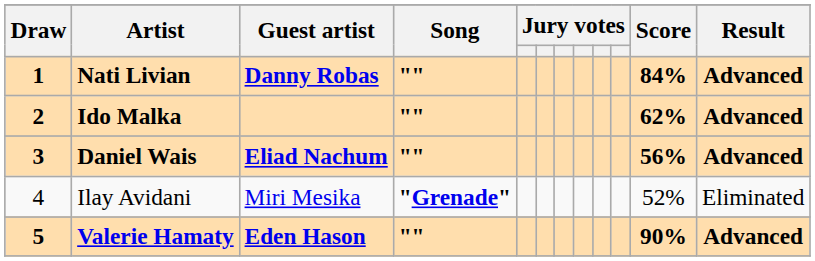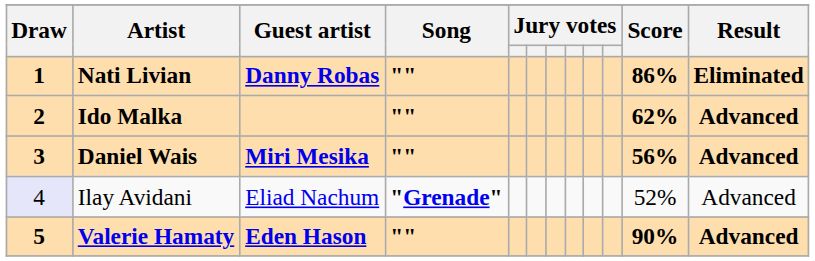(663, 76) 84% -> (655, 76) 86%
(753, 76) Advanced -> (749, 76) Eliminated
(316, 156) Eliad Nachum -> (307, 156) Miri Mesika
(38, 197) no background -> (39, 197) lavender background
(303, 197) Miri Mesika -> (312, 197) Eliad Nachum
(753, 197) Eliminated -> (749, 197) Advanced
